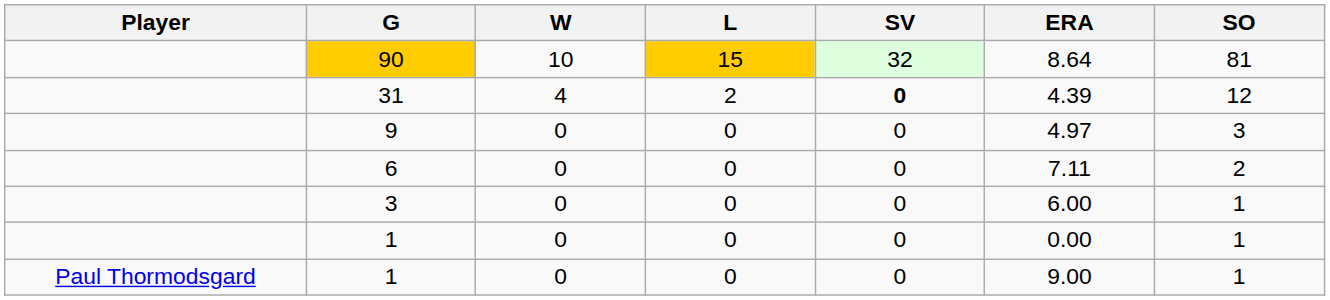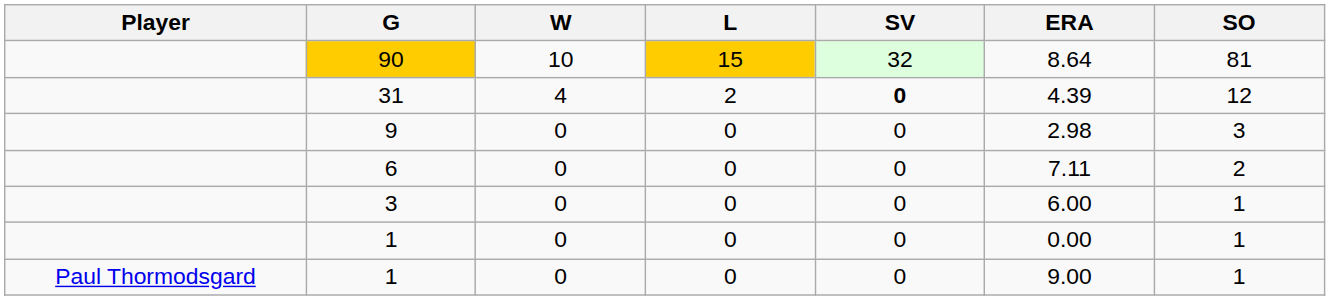(1070, 131) 4.97 -> (1070, 131) 2.98
